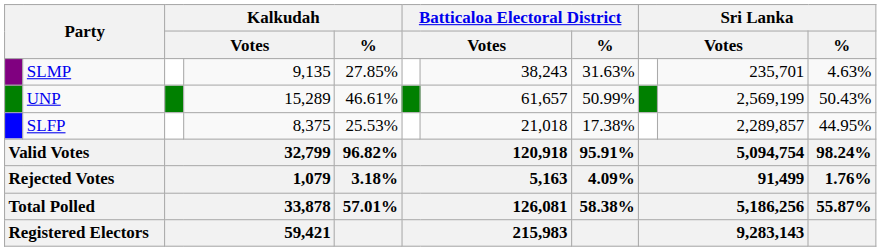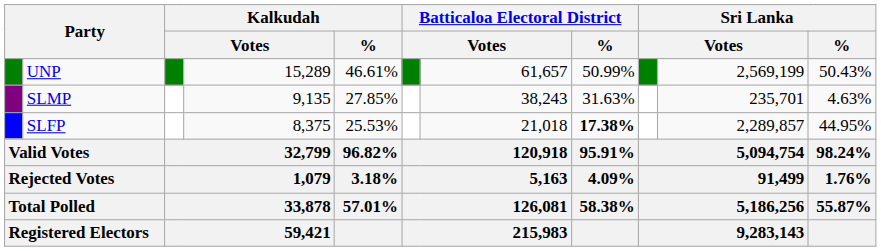rows swapped: (44, 98) <-> (49, 71)
(608, 125) normal -> (607, 125) bold
